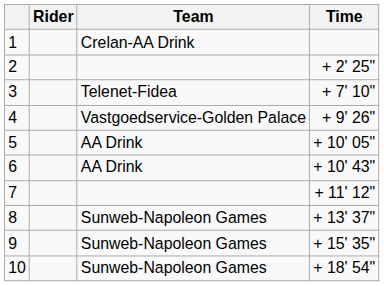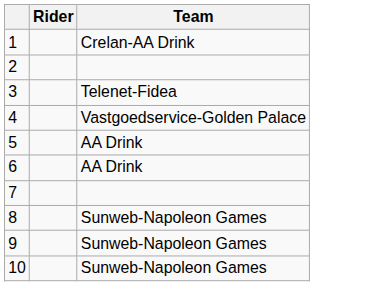- column: (344, 17)
